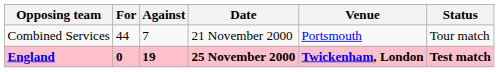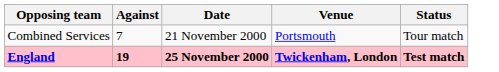- column: (126, 14)
